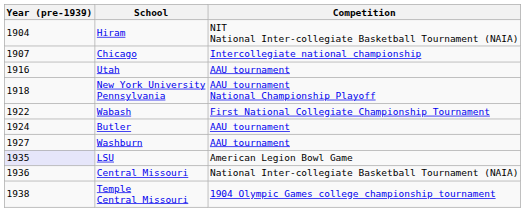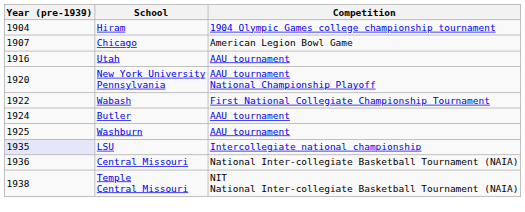(364, 33) NIT National Inter-collegiate Basketball Tournament (NAIA) -> (353, 28) 1904 Olympic Games college championship tournament
(316, 54) Intercollegiate national championship -> (281, 43) American Legion Bowl Game
(18, 90) 1918 -> (18, 79) 1920
(18, 142) 1927 -> (18, 131) 1925
(281, 158) American Legion Bowl Game -> (316, 147) Intercollegiate national championship
(353, 194) 1904 Olympic Games college championship tournament -> (364, 183) NIT National Inter-collegiate Basketball Tournament (NAIA)
